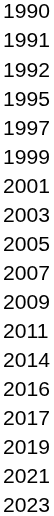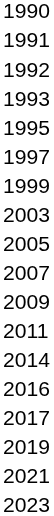+ row: (26, 98)
- row: (26, 185)
